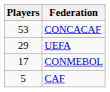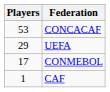(23, 78) 5 -> (23, 78) 1
